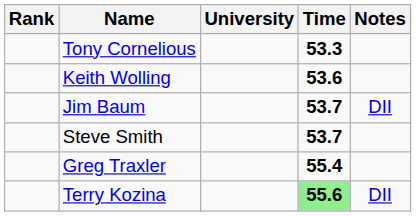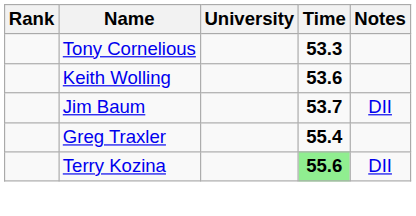- row: (113, 136)
